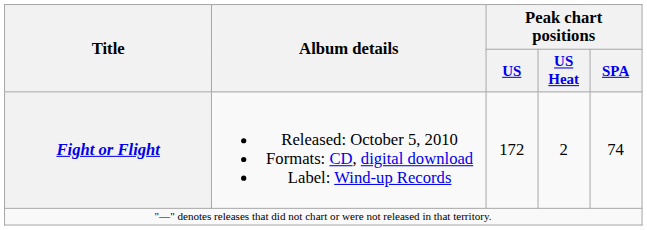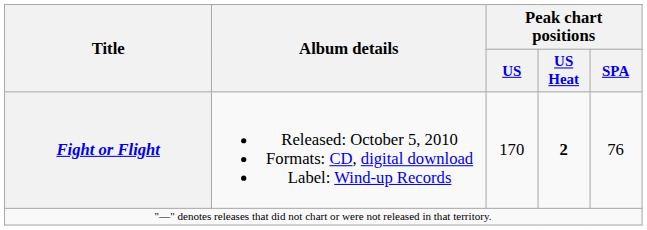(512, 149) 172 -> (512, 149) 170
(564, 149) normal -> (564, 149) bold
(616, 149) 74 -> (616, 149) 76
